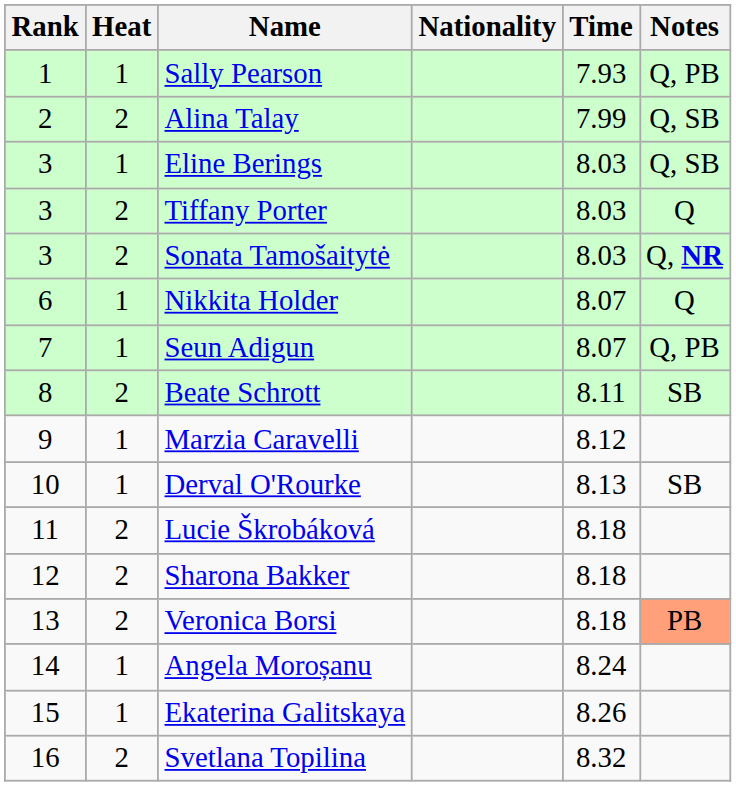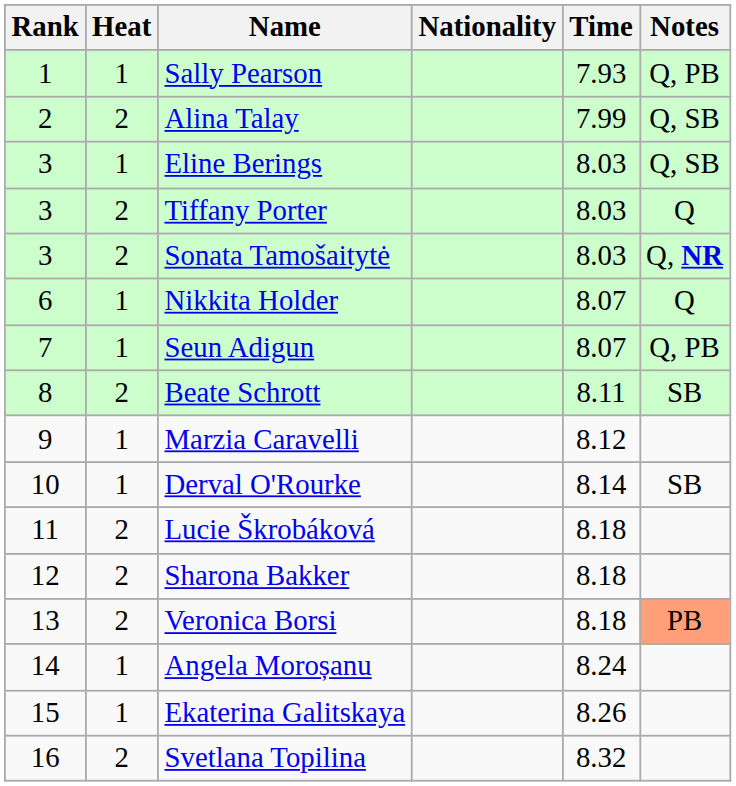(601, 484) 8.13 -> (601, 484) 8.14
